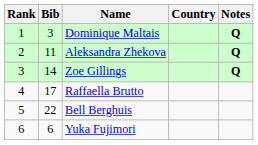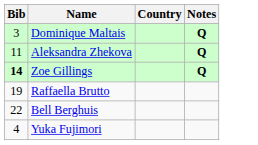- column: (21, 14)
(50, 71) normal -> (16, 71) bold
(50, 91) 17 -> (16, 91) 19
(50, 129) 6 -> (16, 129) 4
